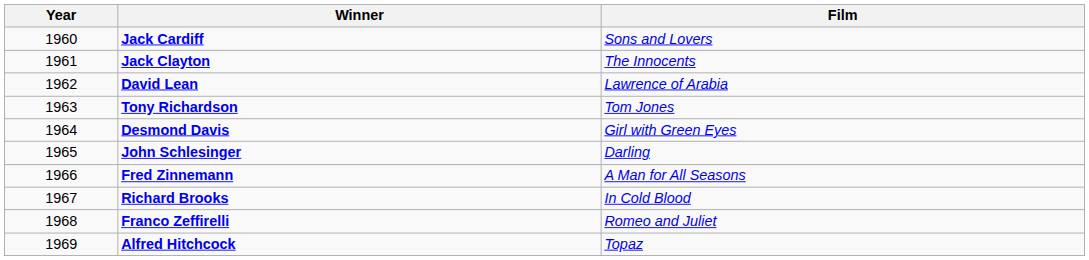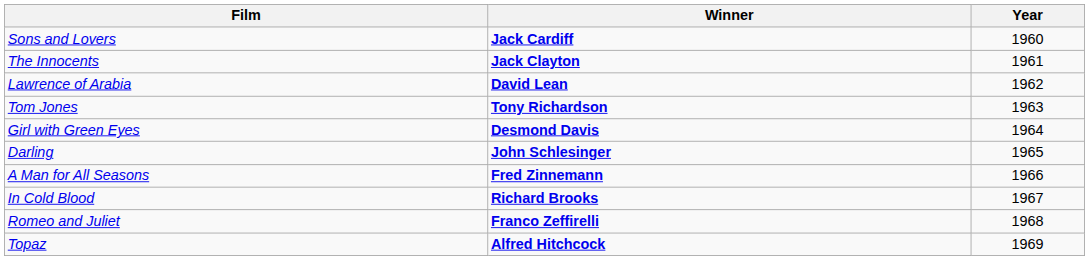columns swapped: (61, 15) <-> (843, 15)
